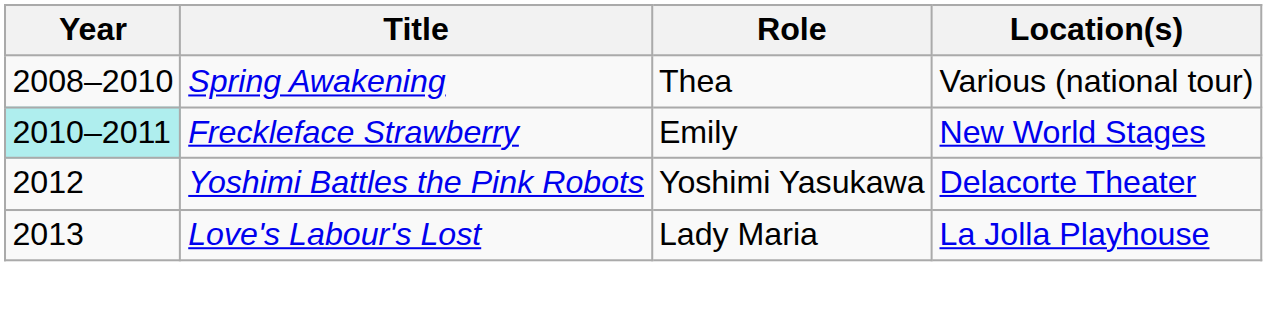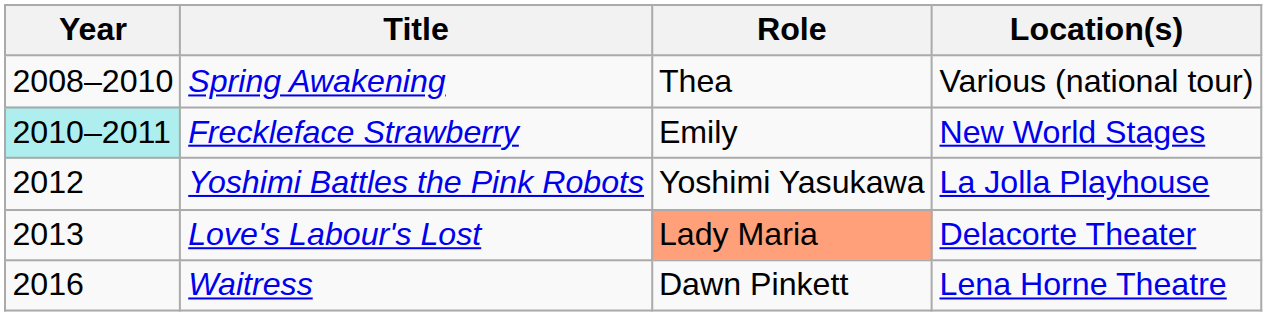(1068, 183) Delacorte Theater -> (1074, 183) La Jolla Playhouse
(738, 234) no background -> (738, 234) lightsalmon background
(1074, 234) La Jolla Playhouse -> (1068, 234) Delacorte Theater
+ row: (250, 285)
